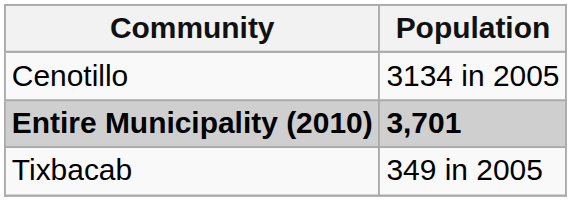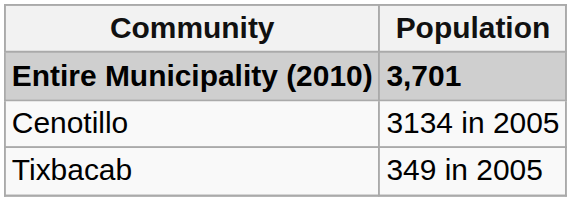rows swapped: (192, 123) <-> (70, 75)
